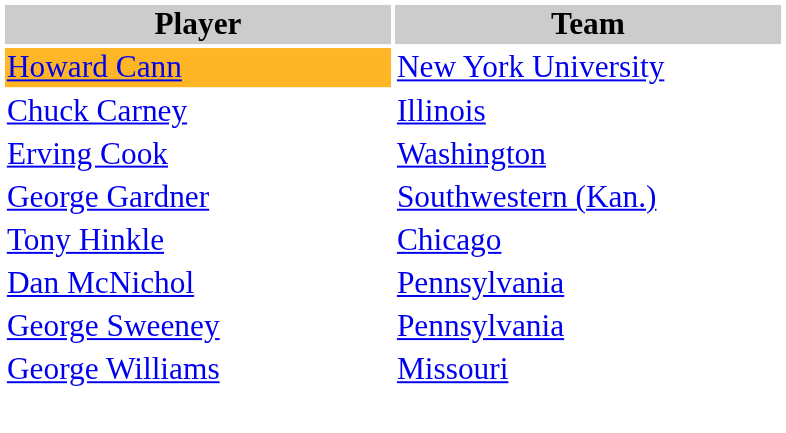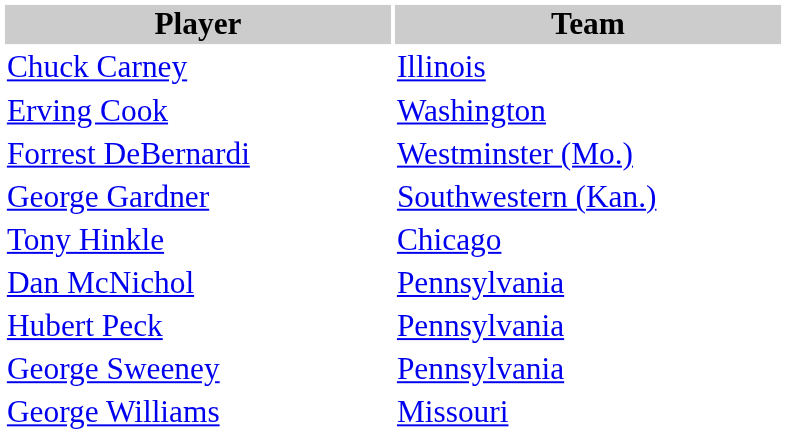- row: (94, 67)
+ row: (128, 153)
+ row: (85, 325)
